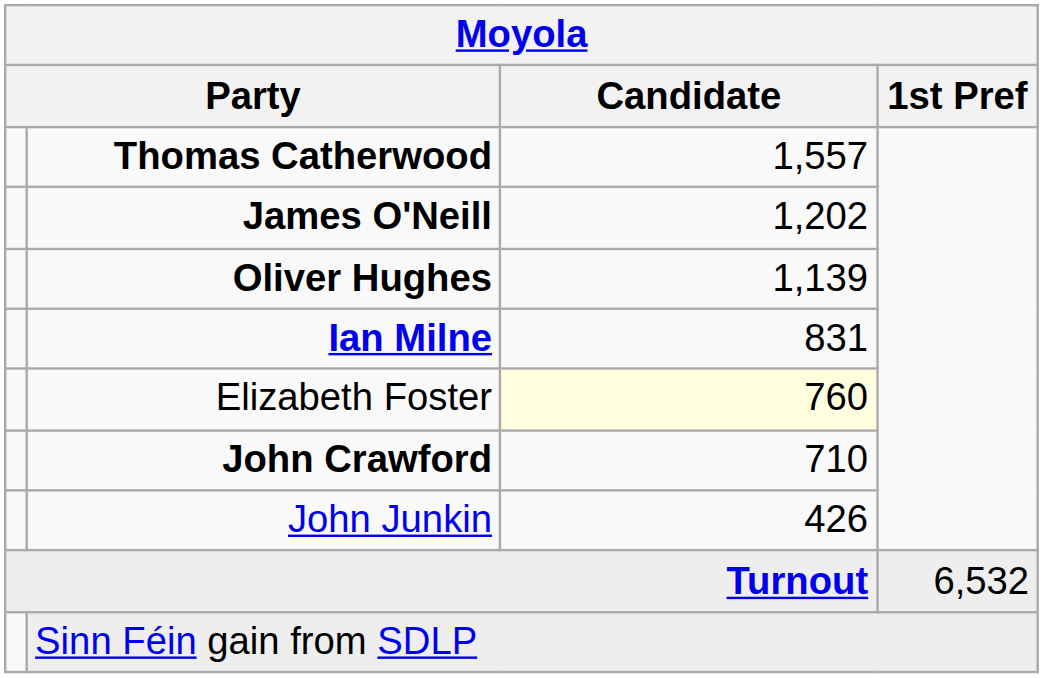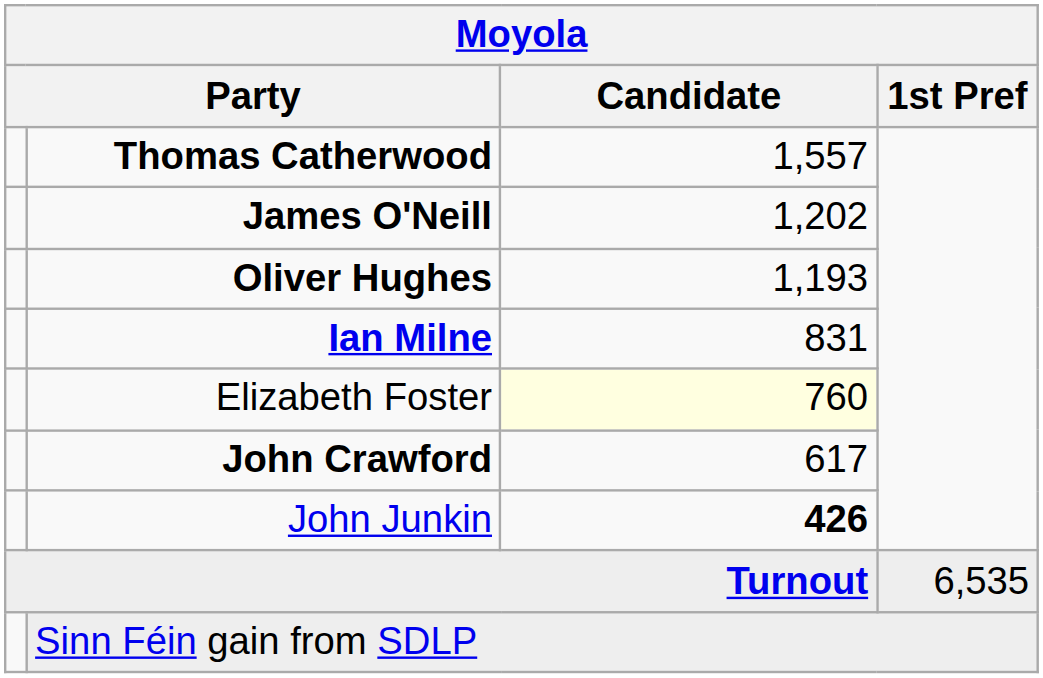(820, 277) 1,139 -> (820, 277) 1,193
(836, 459) 710 -> (836, 459) 617
(836, 519) normal -> (836, 519) bold
(981, 580) 6,532 -> (981, 580) 6,535
